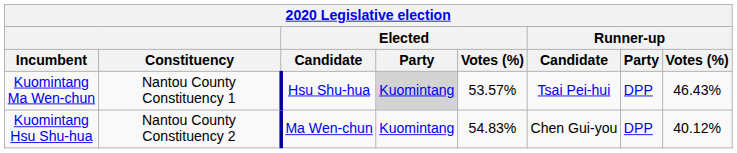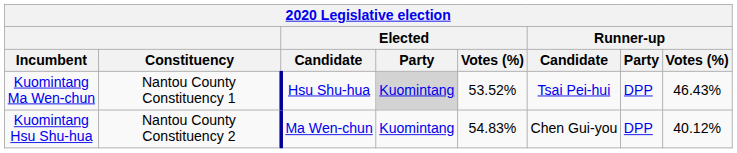(492, 90) 53.57% -> (492, 90) 53.52%
